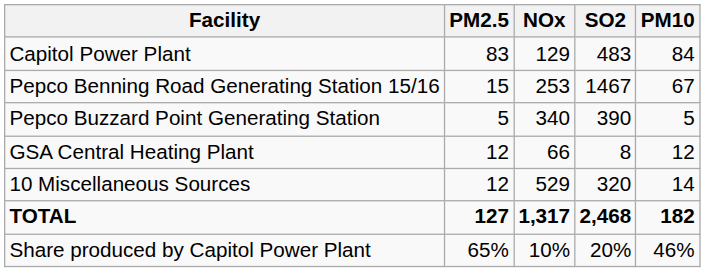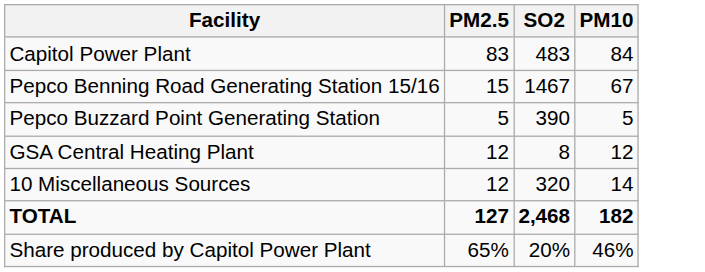- column: (544, 20)
